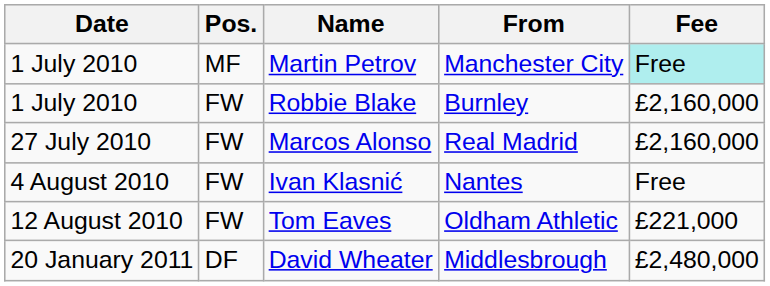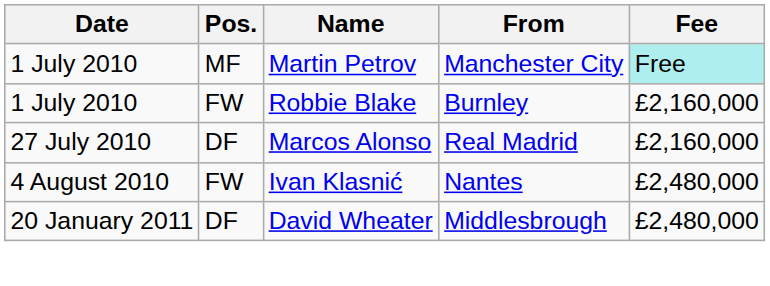(224, 142) FW -> (221, 142) DF
(660, 181) Free -> (697, 181) £2,480,000
- row: (330, 220)
